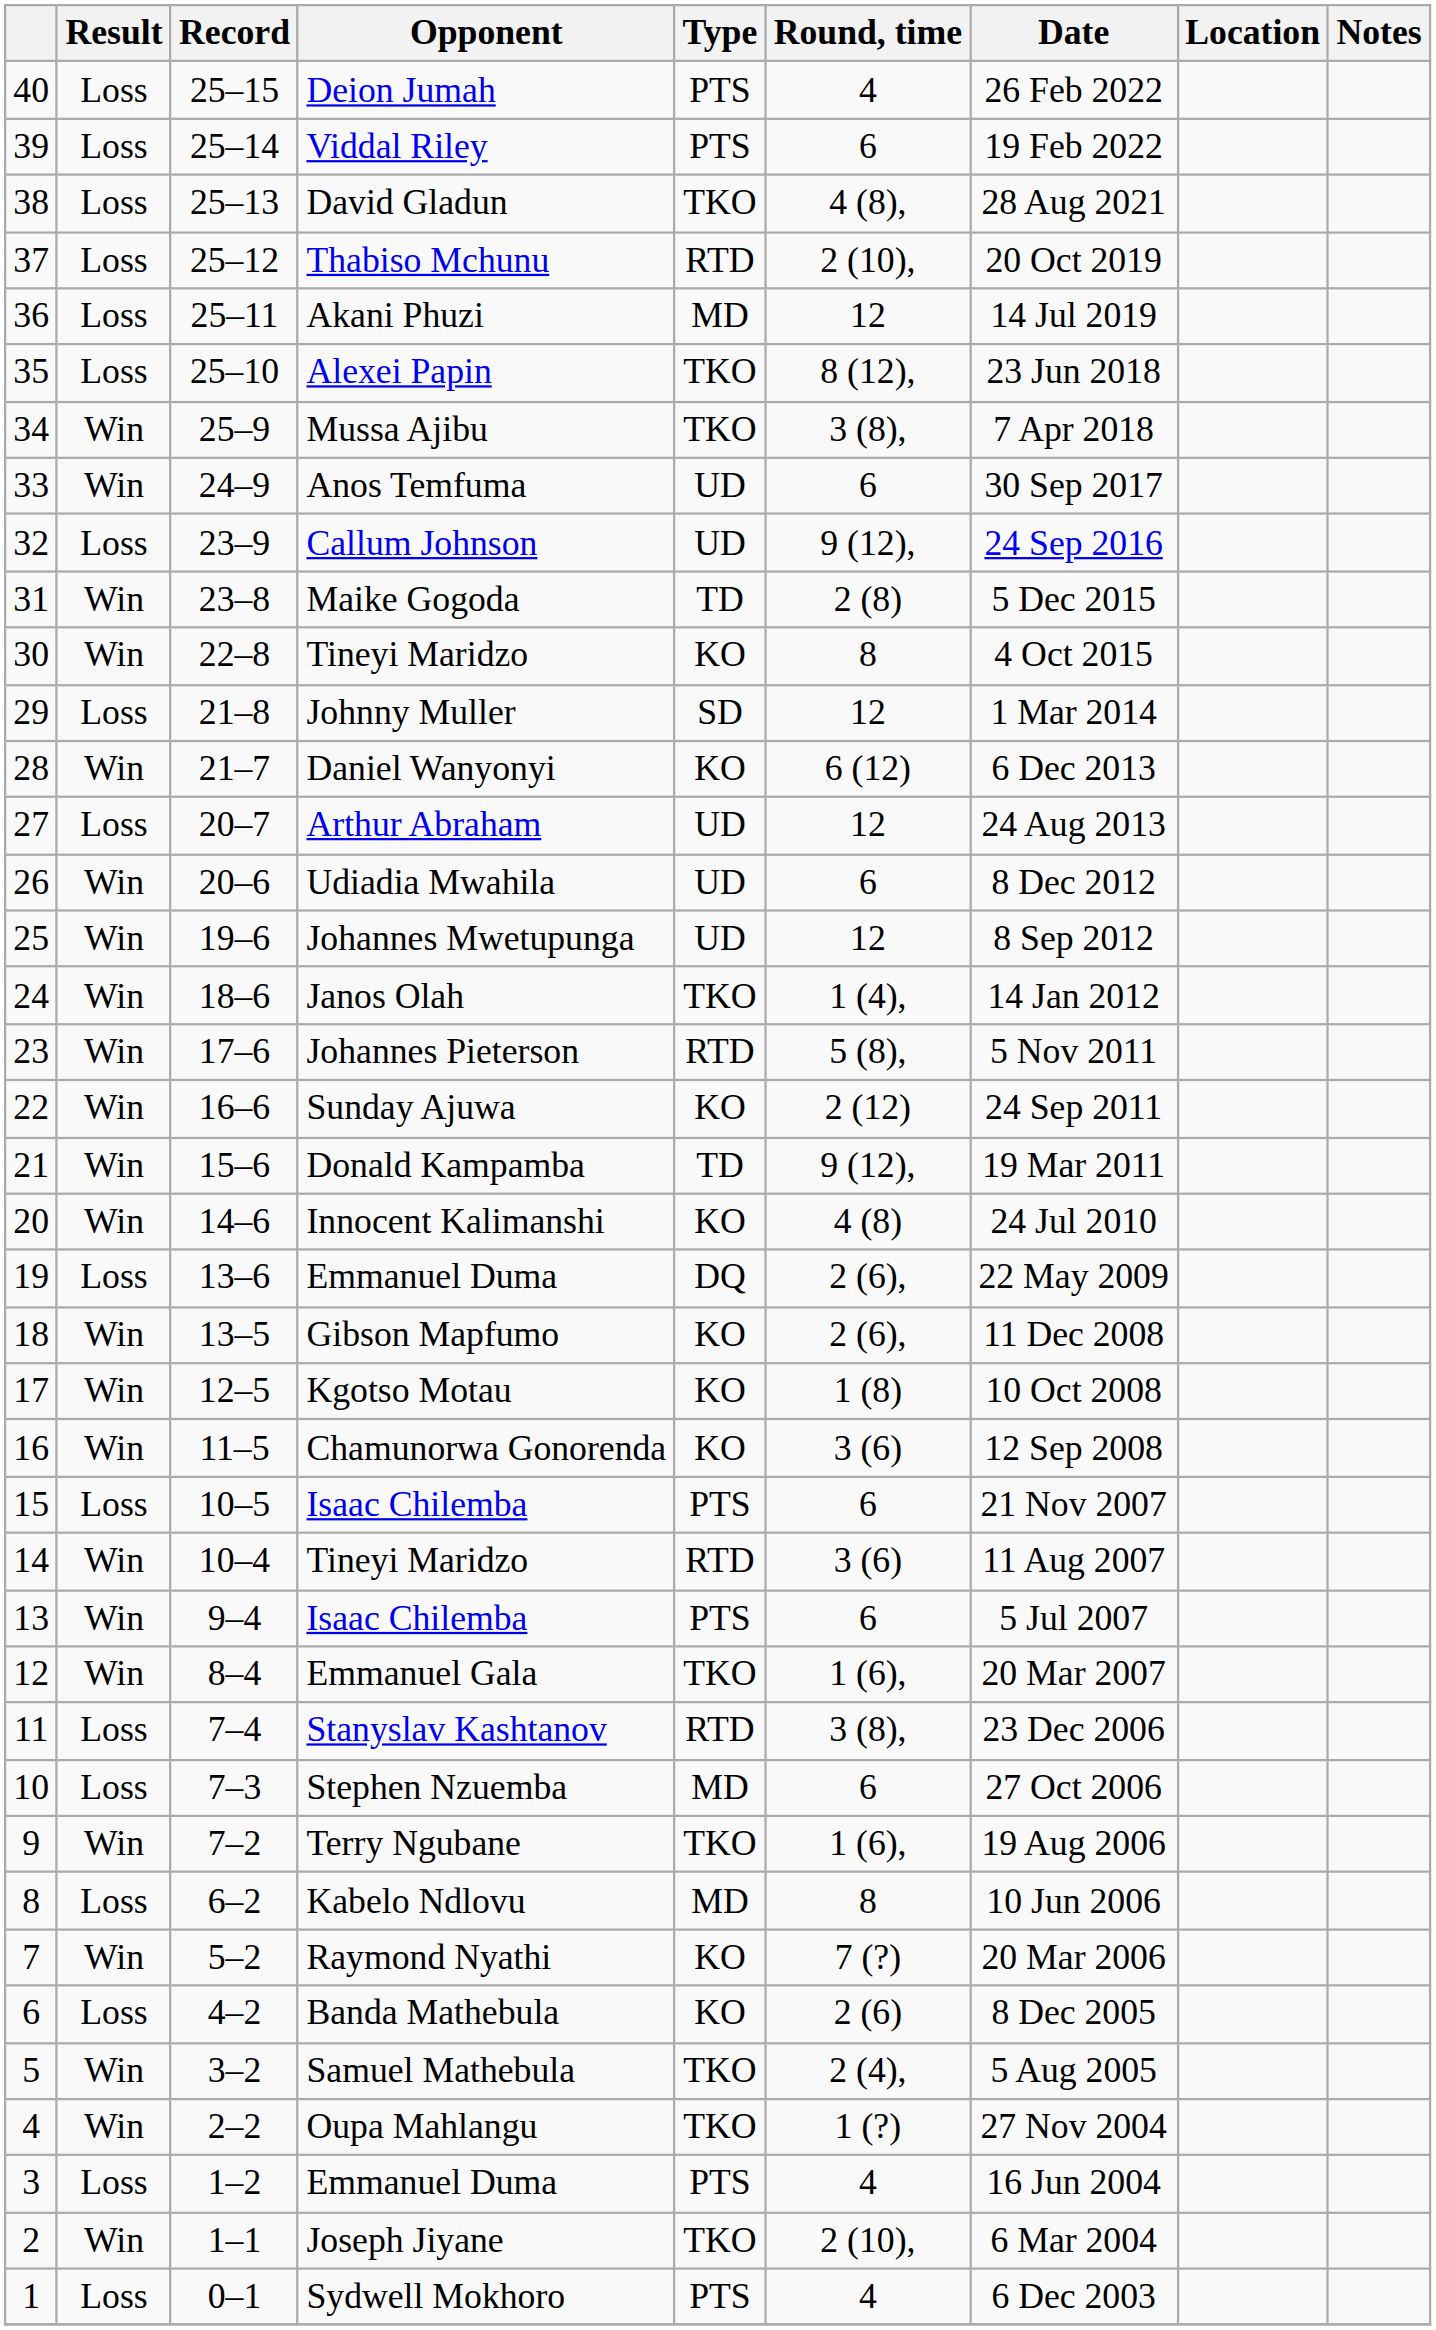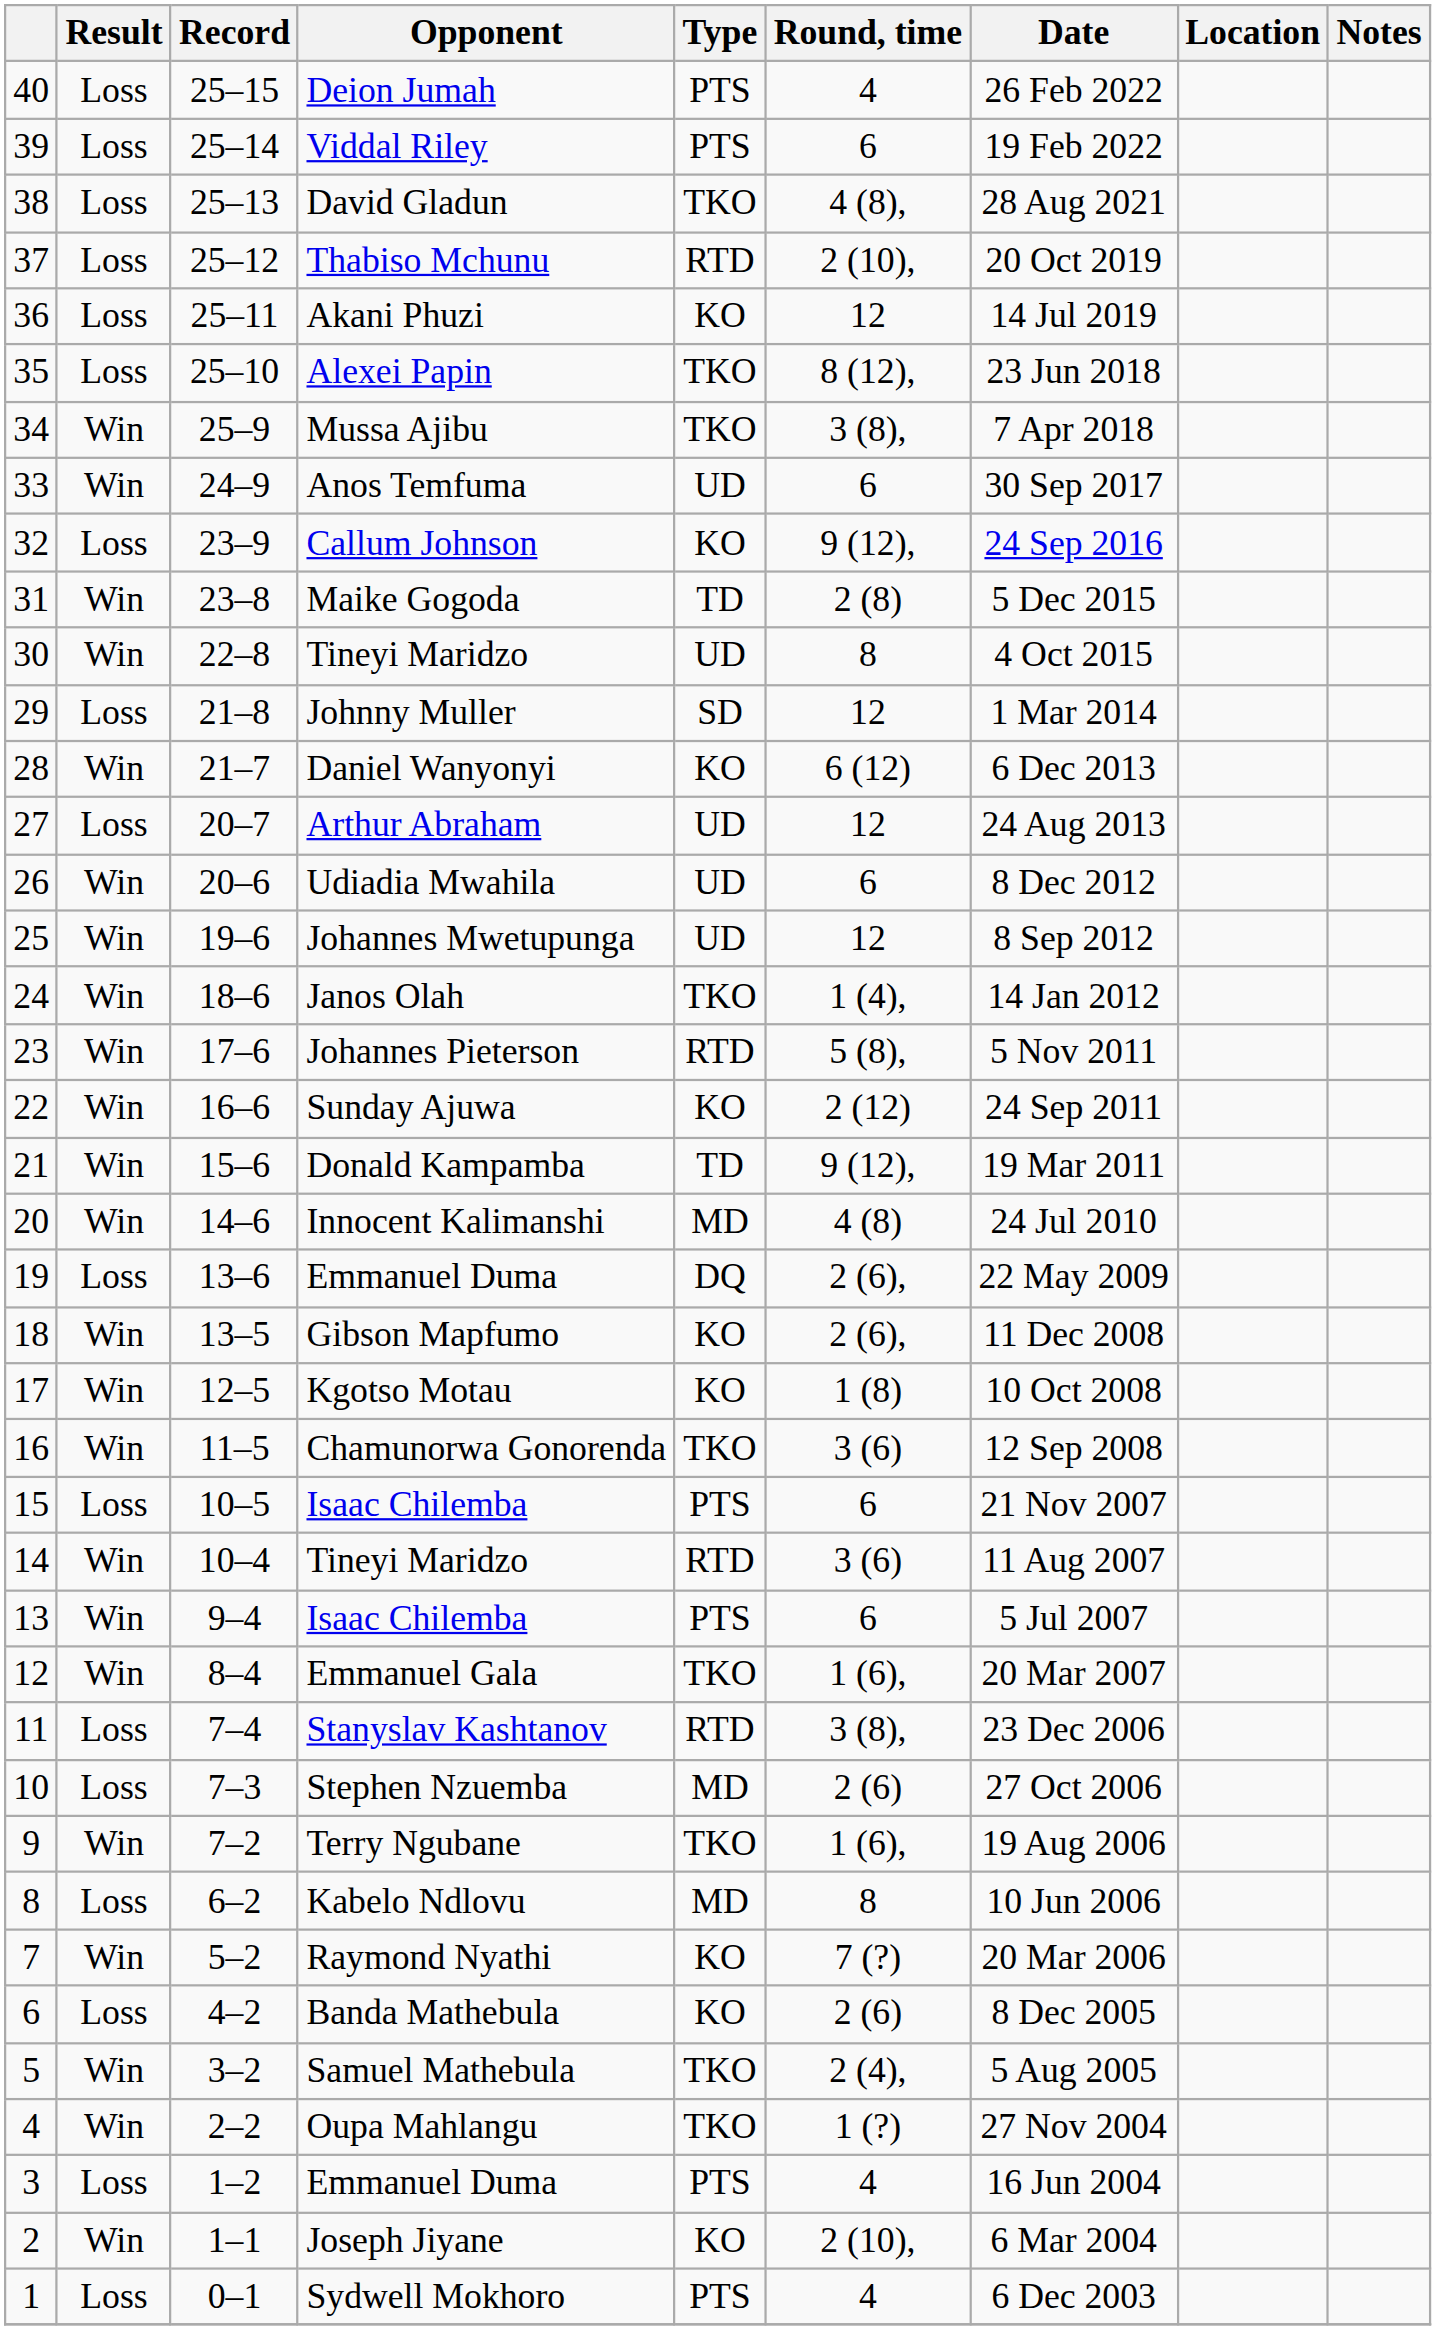(720, 315) MD -> (720, 315) KO
(720, 542) UD -> (720, 542) KO
(720, 655) KO -> (720, 655) UD
(720, 1221) KO -> (720, 1221) MD
(720, 1447) KO -> (720, 1447) TKO
(868, 1786) 6 -> (868, 1786) 2 (6)
(720, 2239) TKO -> (720, 2239) KO
